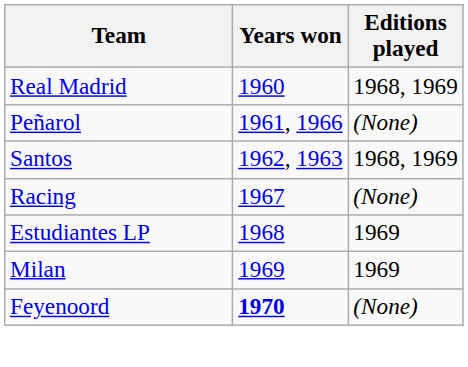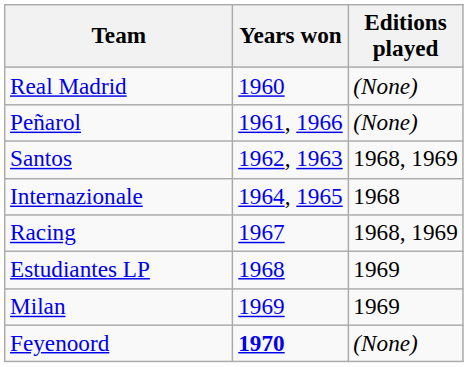(406, 85) 1968, 1969 -> (386, 85) (None)
+ row: (76, 196)
(386, 196) (None) -> (406, 232) 1968, 1969
